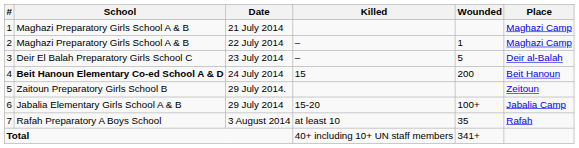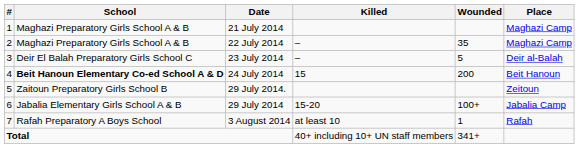(460, 43) 1 -> (463, 43) 35
(463, 120) 35 -> (460, 120) 1
